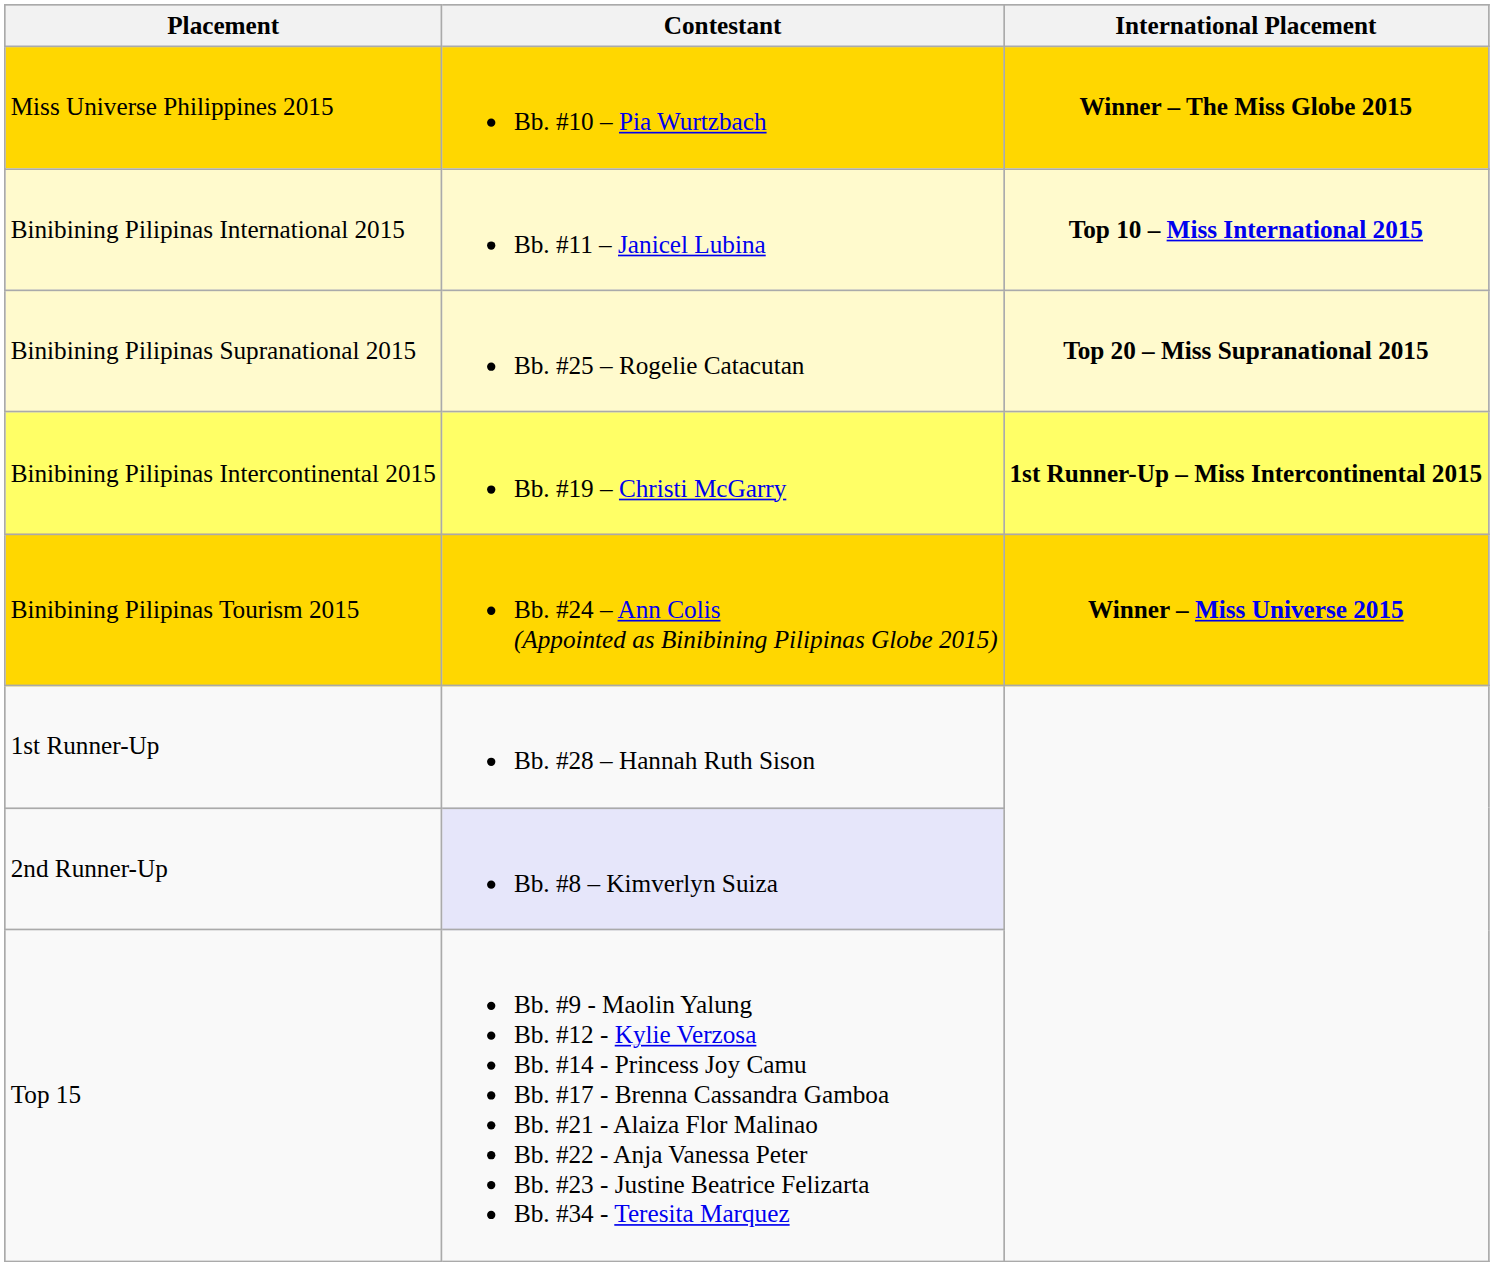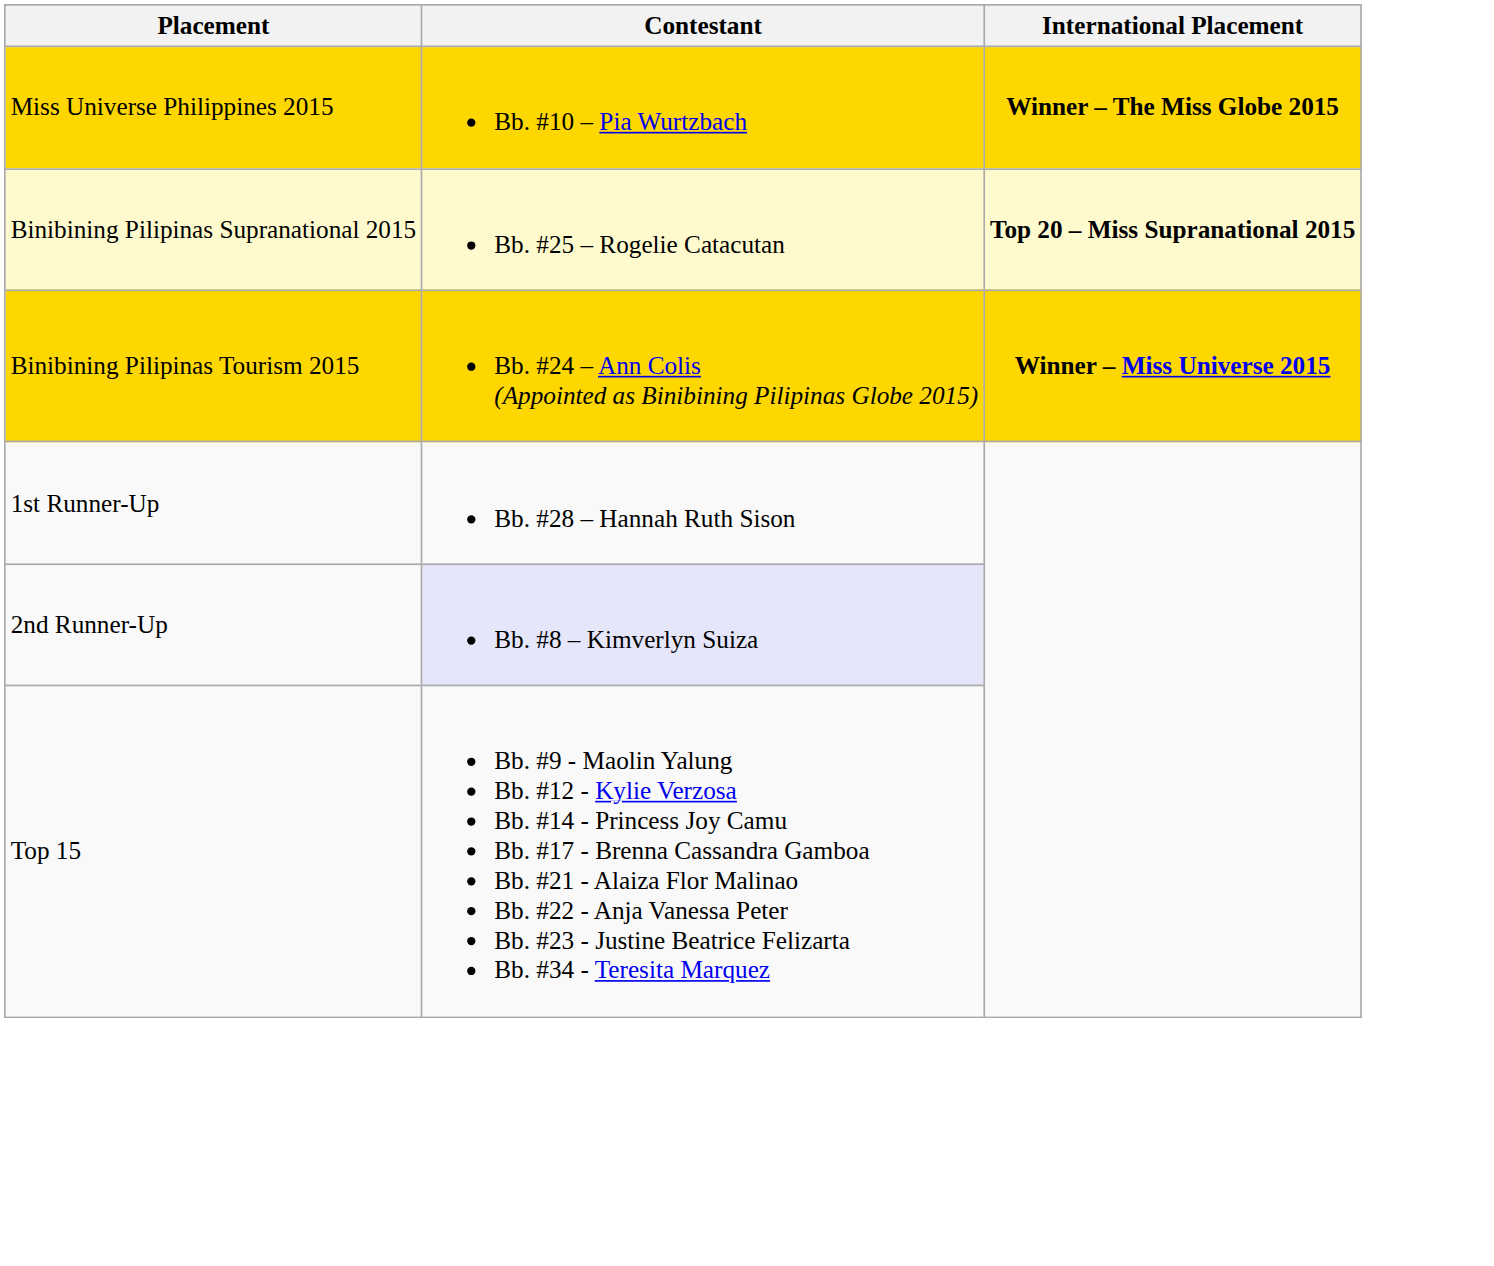- row: (208, 229)
- row: (223, 472)
